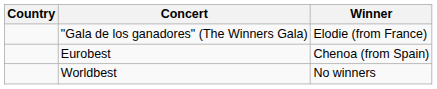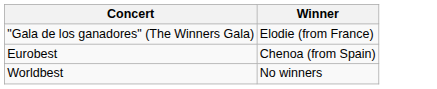- column: (31, 14)
